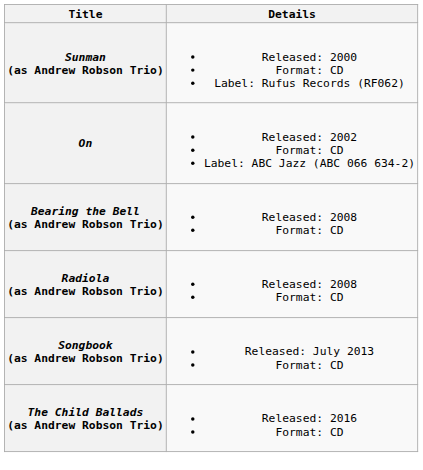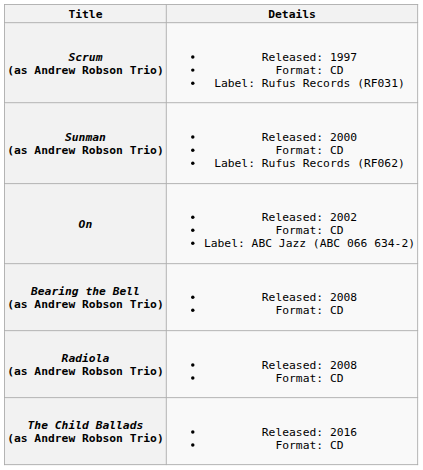+ row: (85, 63)
- row: (85, 351)
